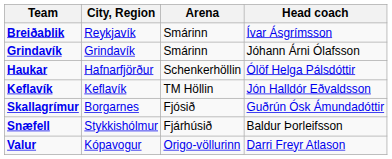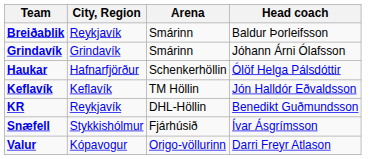(289, 32) Ívar Ásgrímsson -> (280, 32) Baldur Þorleifsson
+ row: (16, 107)
- row: (43, 107)
(295, 126) Baldur Þorleifsson -> (275, 126) Ívar Ásgrímsson
